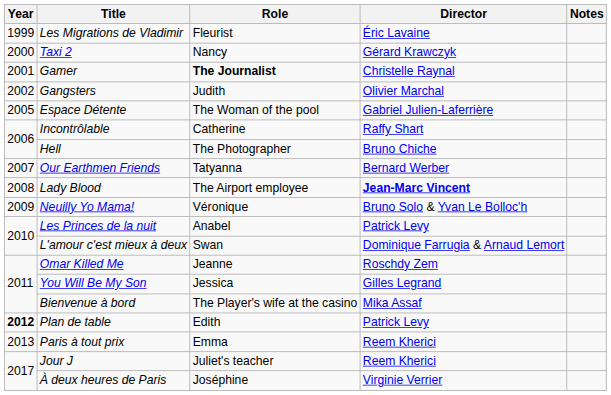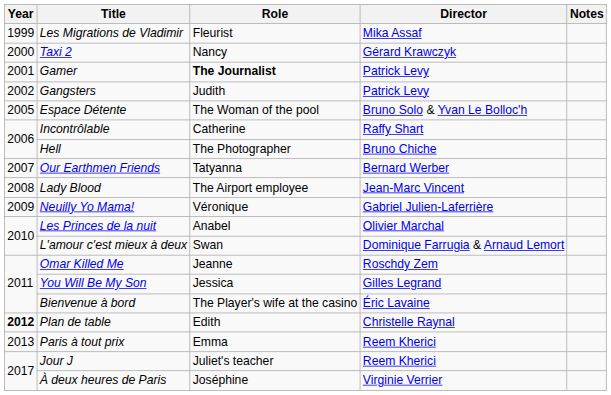(396, 33) Éric Lavaine -> (392, 33) Mika Assaf
(409, 71) Christelle Raynal -> (396, 71) Patrick Levy
(403, 91) Olivier Marchal -> (396, 91) Patrick Levy
(428, 110) Gabriel Julien-Laferrière -> (445, 110) Bruno Solo & Yvan Le Bolloc'h
(416, 187) bold -> (413, 187) normal
(445, 206) Bruno Solo & Yvan Le Bolloc'h -> (428, 206) Gabriel Julien-Laferrière
(396, 226) Patrick Levy -> (403, 226) Olivier Marchal
(392, 303) Mika Assaf -> (396, 303) Éric Lavaine
(396, 322) Patrick Levy -> (409, 322) Christelle Raynal
